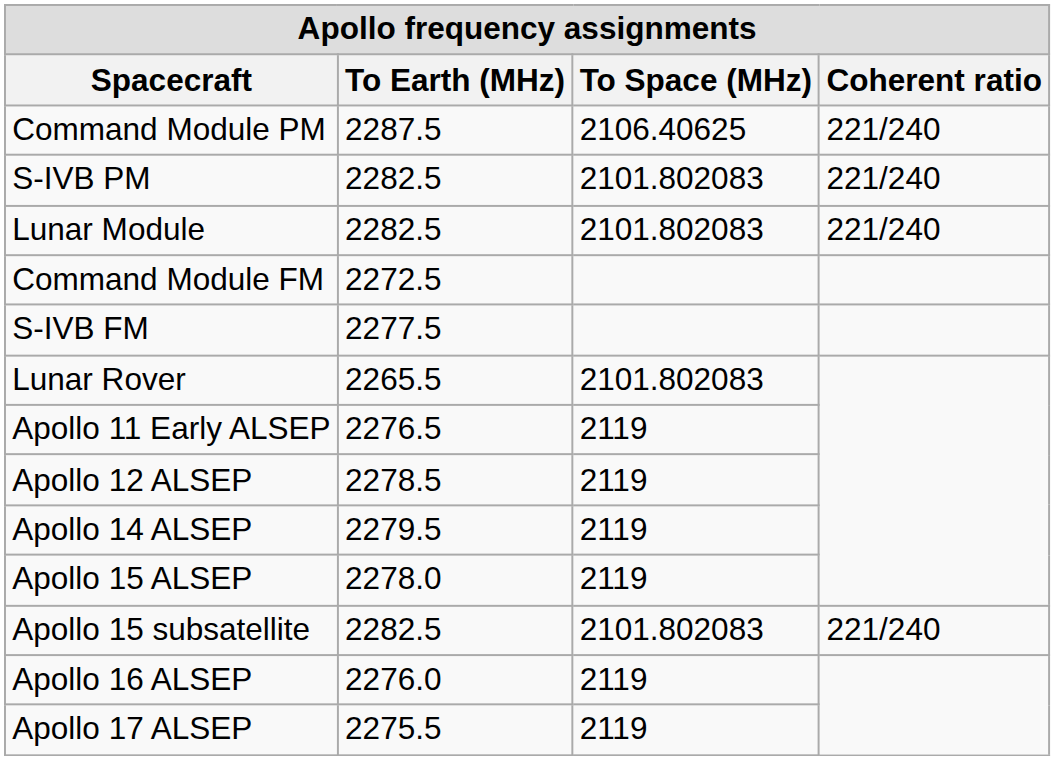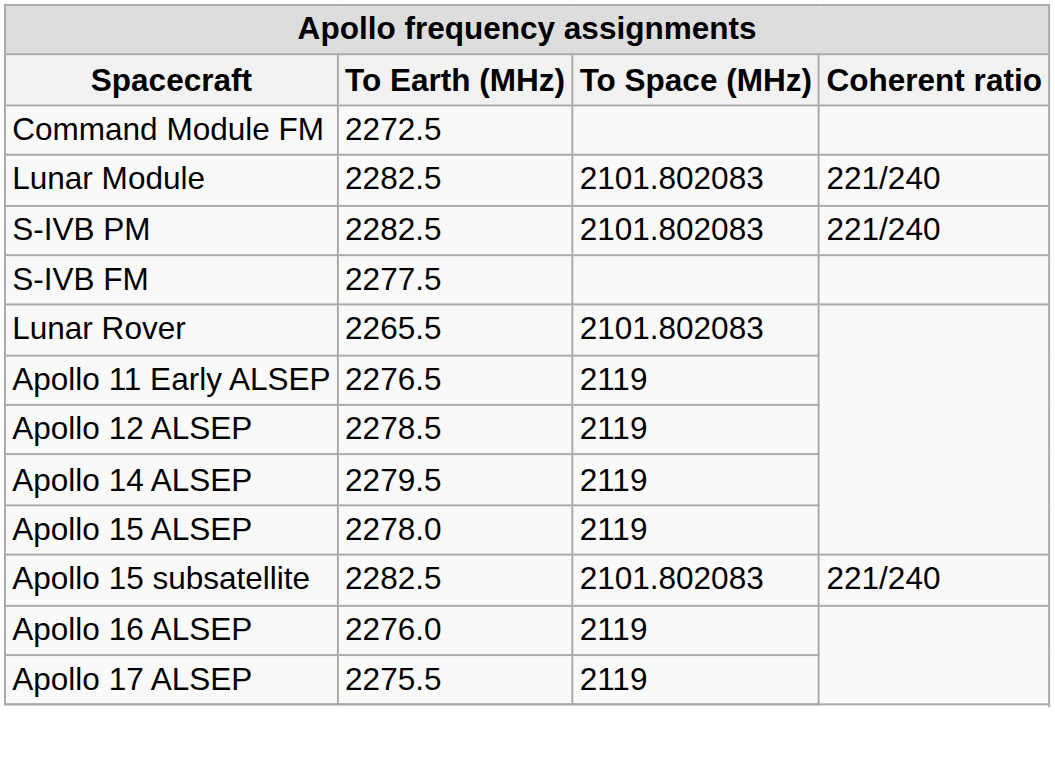- row: (169, 129)
rows swapped: (168, 279) <-> (81, 179)
